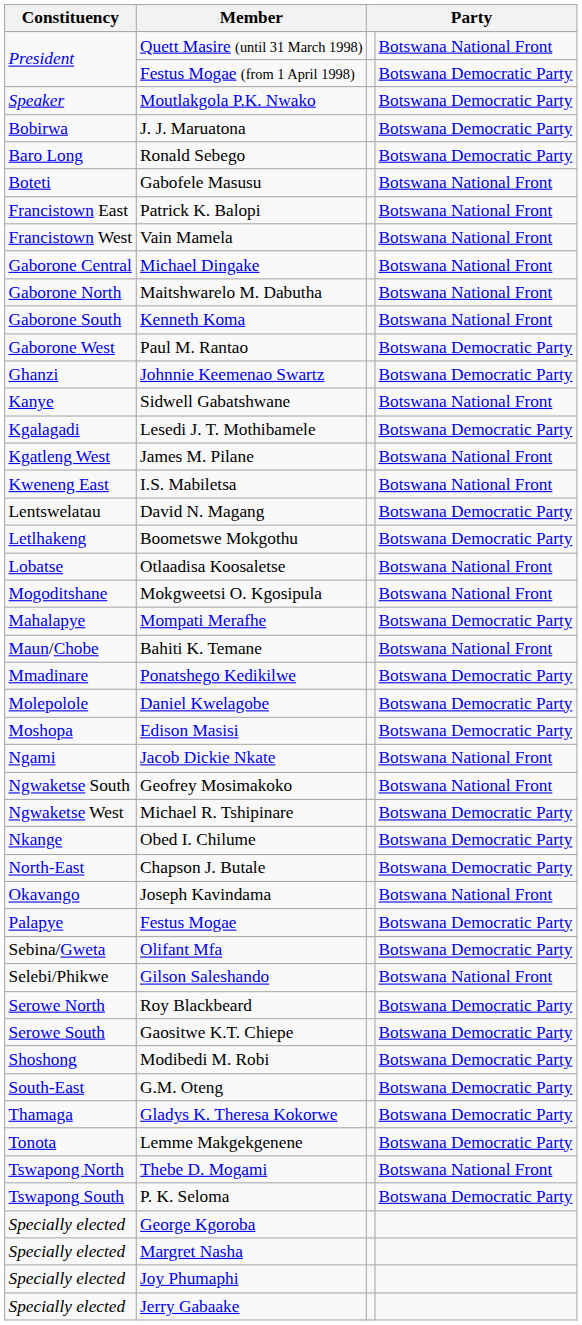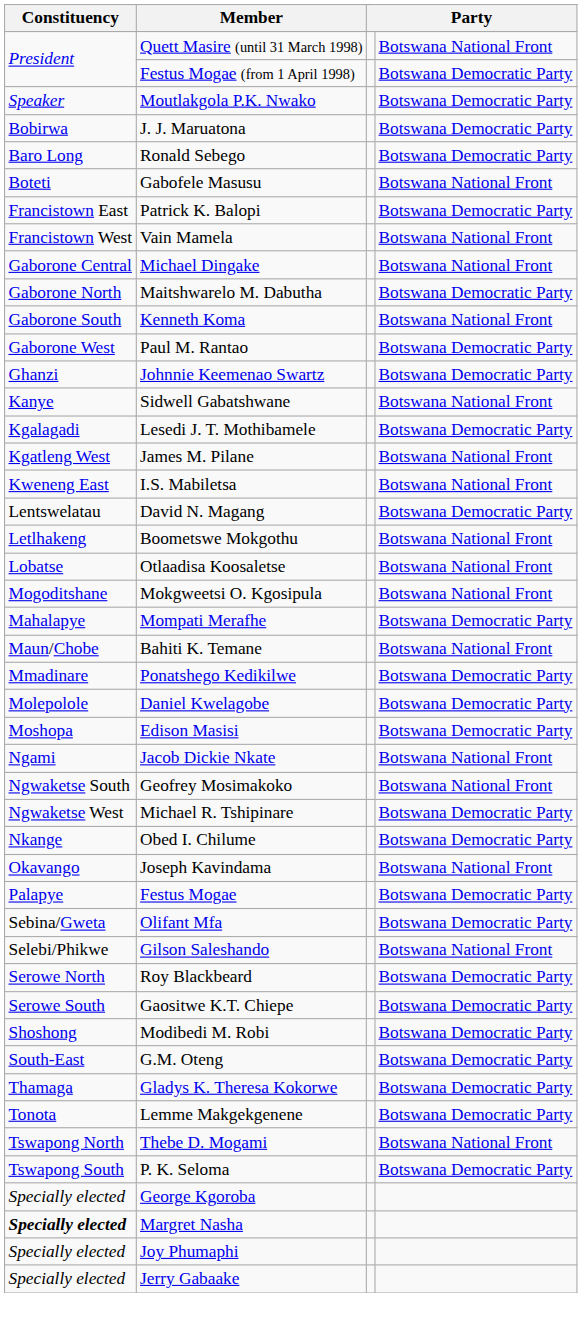(465, 210) Botswana National Front -> (475, 210) Botswana Democratic Party
(465, 292) Botswana National Front -> (475, 292) Botswana Democratic Party
(475, 538) Botswana Democratic Party -> (465, 538) Botswana National Front
- row: (203, 867)
(67, 1251) normal -> (67, 1224) bold
